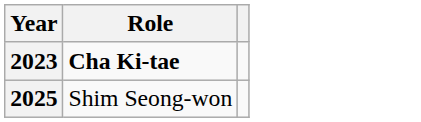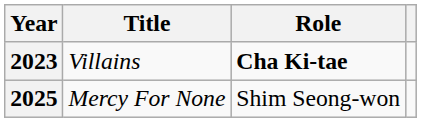+ column: (147, 23)
